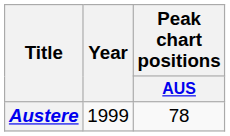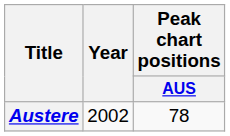(108, 116) 1999 -> (108, 116) 2002
